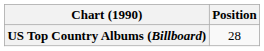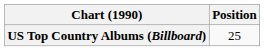(234, 35) 28 -> (234, 35) 25
